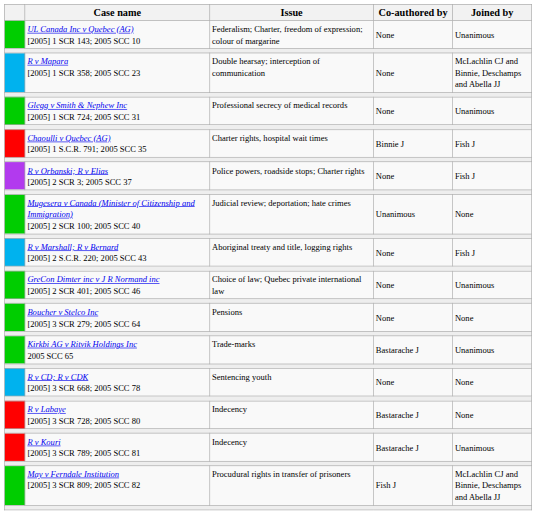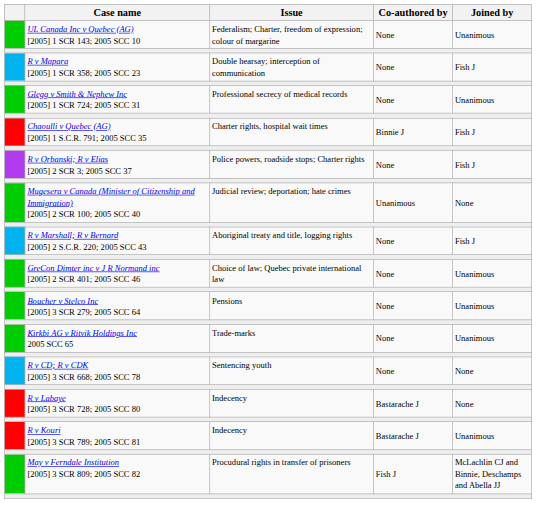(488, 73) McLachlin CJ and Binnie, Deschamps and Abella JJ -> (465, 67) Fish J
(464, 318) None -> (475, 306) Unanimous
(397, 350) Bastarache J -> (385, 339) None
